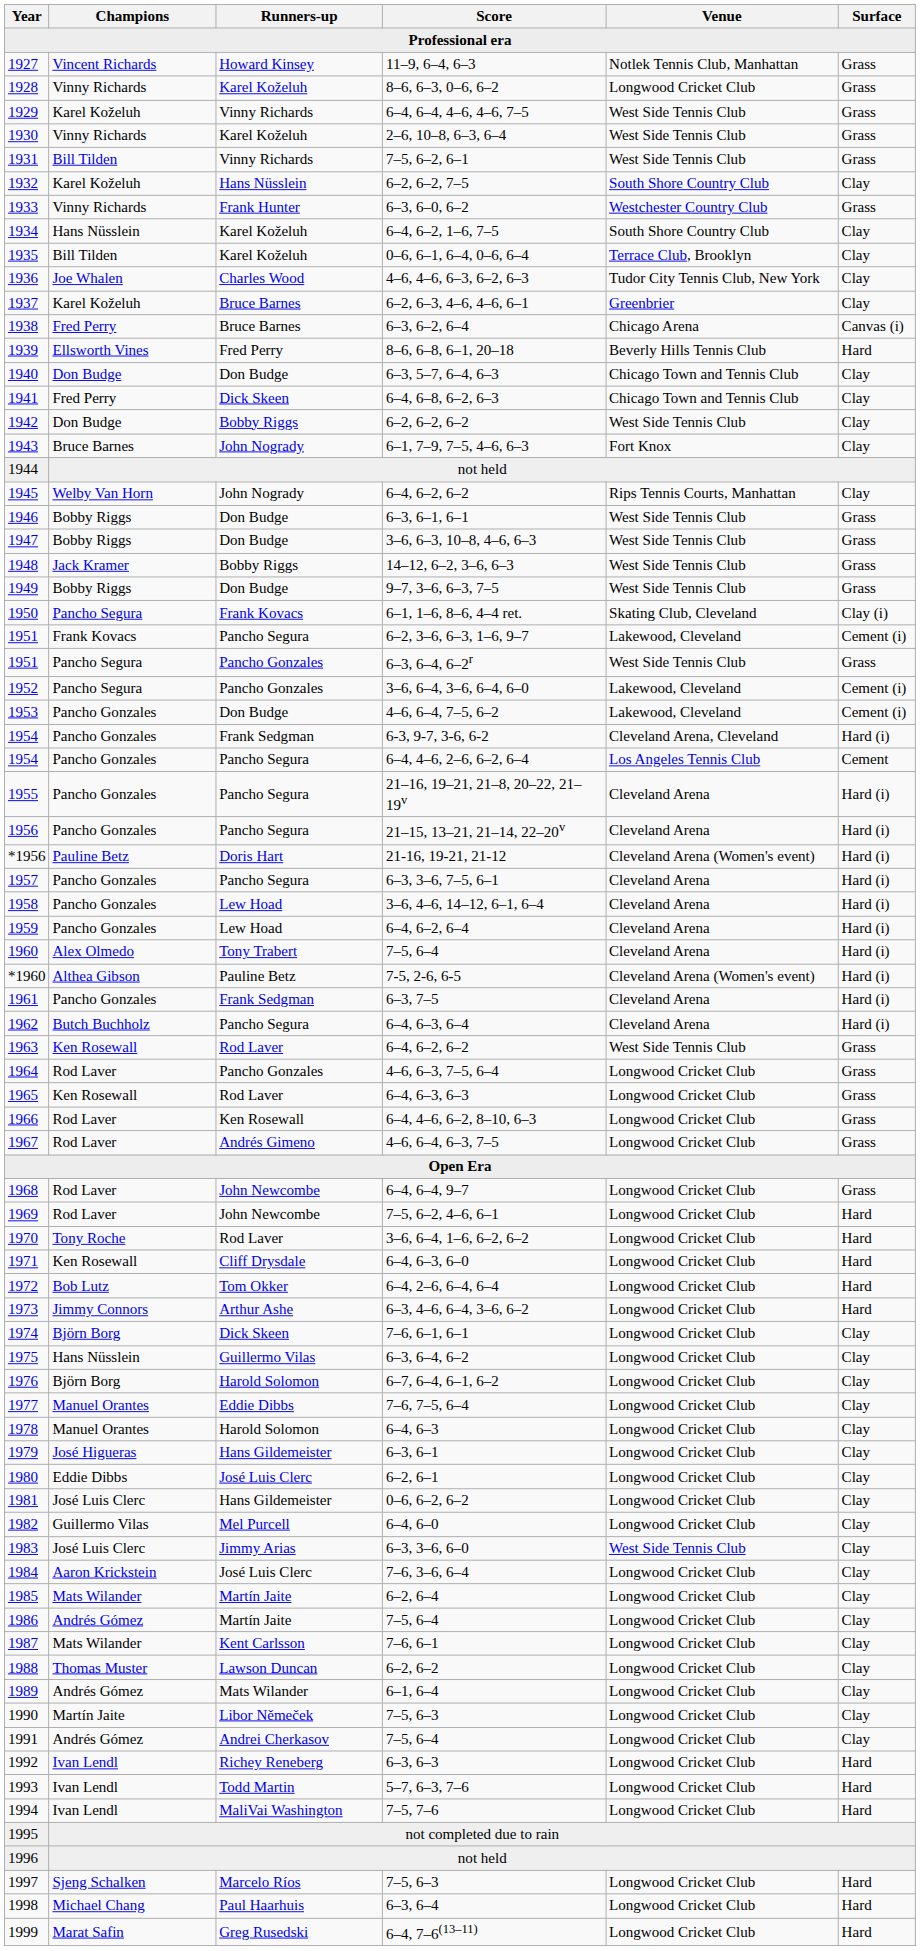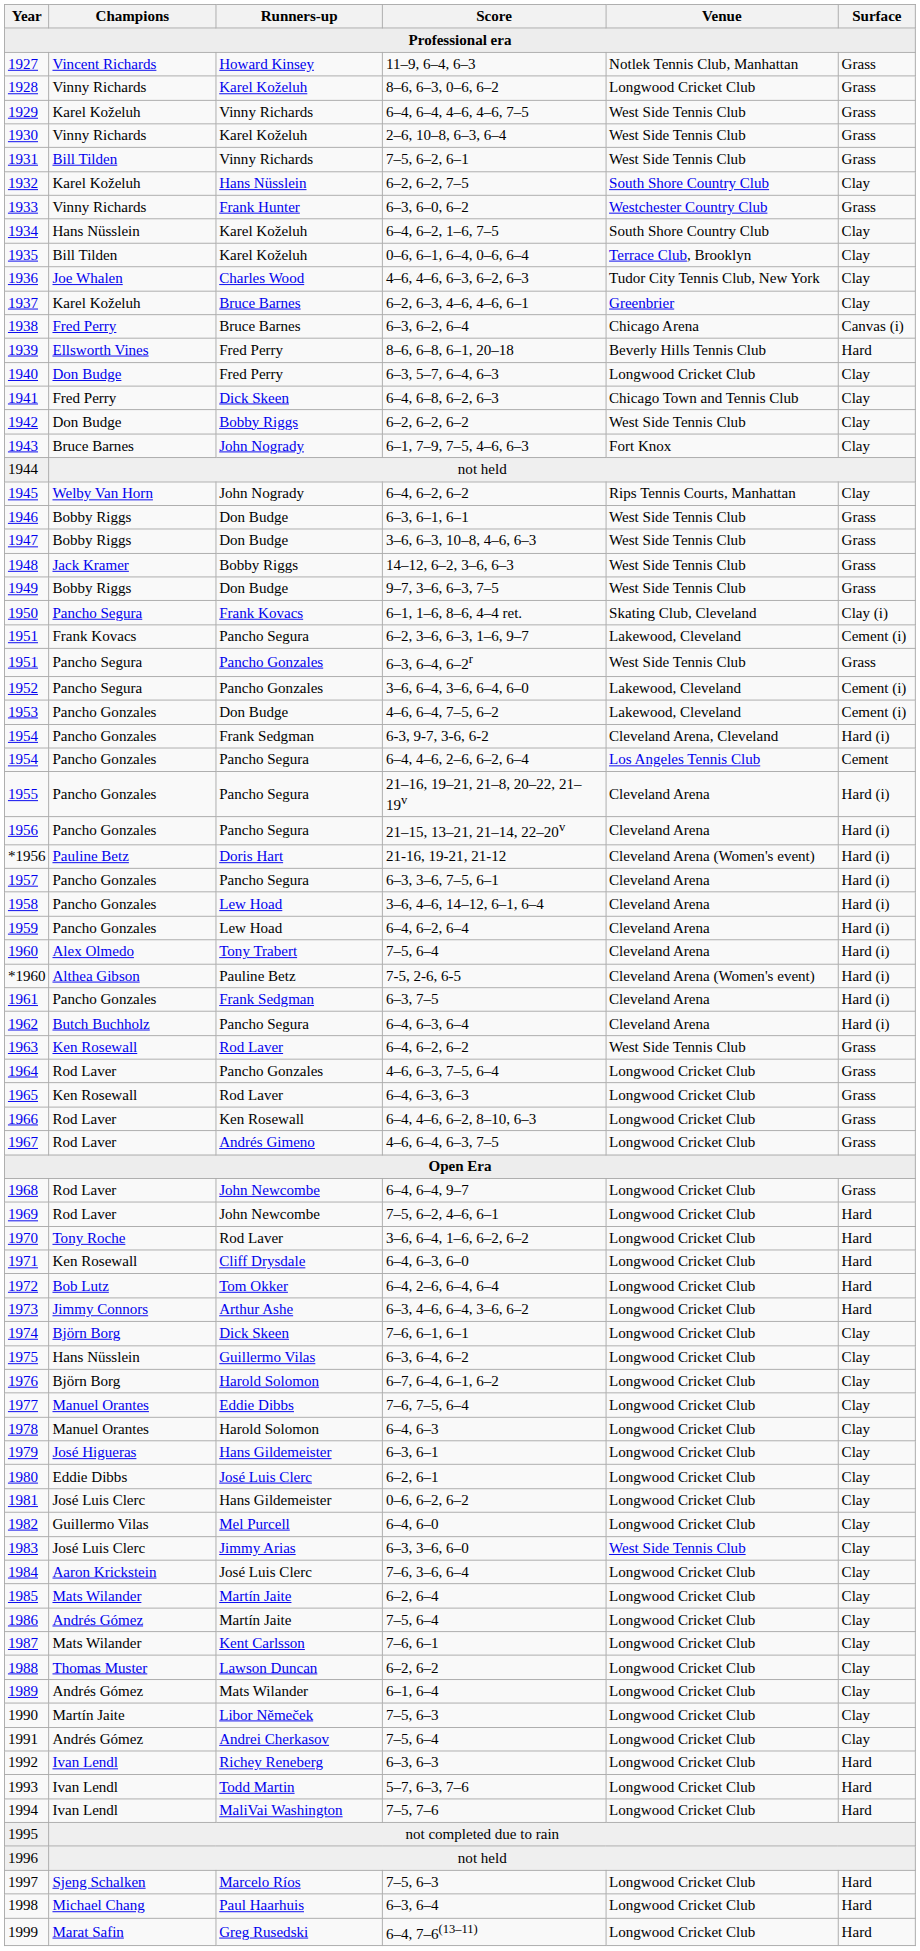(254, 374) Don Budge -> (251, 374) Fred Perry
(704, 374) Chicago Town and Tennis Club -> (682, 374) Longwood Cricket Club
